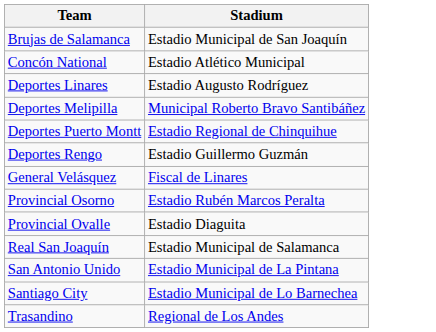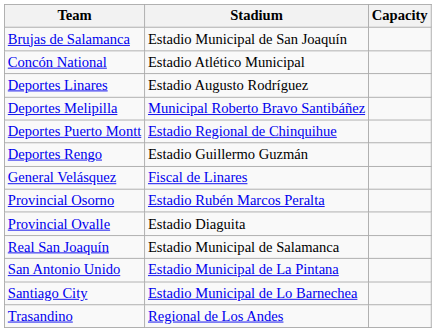+ column: (400, 16)
